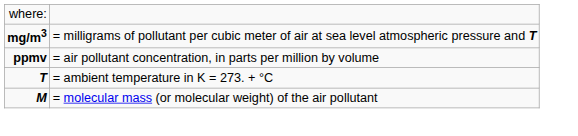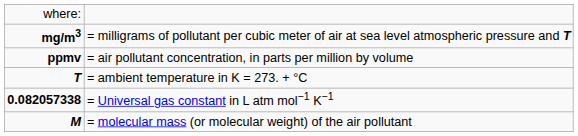+ row: (210, 99)
